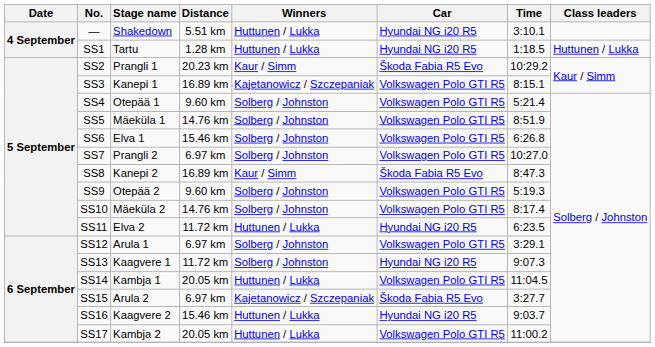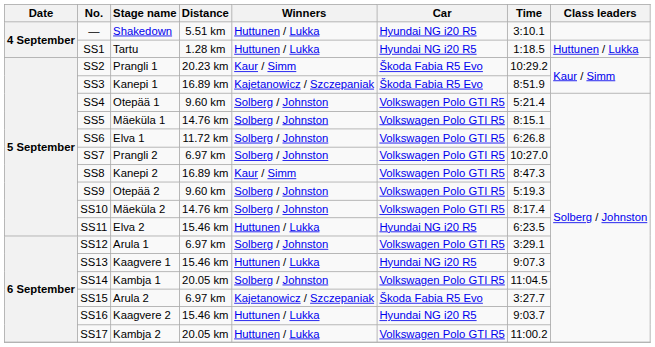(442, 84) Volkswagen Polo GTI R5 -> (431, 84) Škoda Fabia R5 Evo
(529, 84) 8:15.1 -> (529, 84) 8:51.9
(529, 120) 8:51.9 -> (529, 120) 8:15.1
(205, 137) 15.46 km -> (205, 137) 11.72 km
(431, 173) Škoda Fabia R5 Evo -> (442, 173) Volkswagen Polo GTI R5
(205, 226) 11.72 km -> (205, 226) 15.46 km
(205, 262) 11.72 km -> (205, 262) 15.46 km
(281, 262) Solberg / Johnston -> (277, 262) Huttunen / Lukka
(277, 280) Huttunen / Lukka -> (281, 280) Solberg / Johnston
